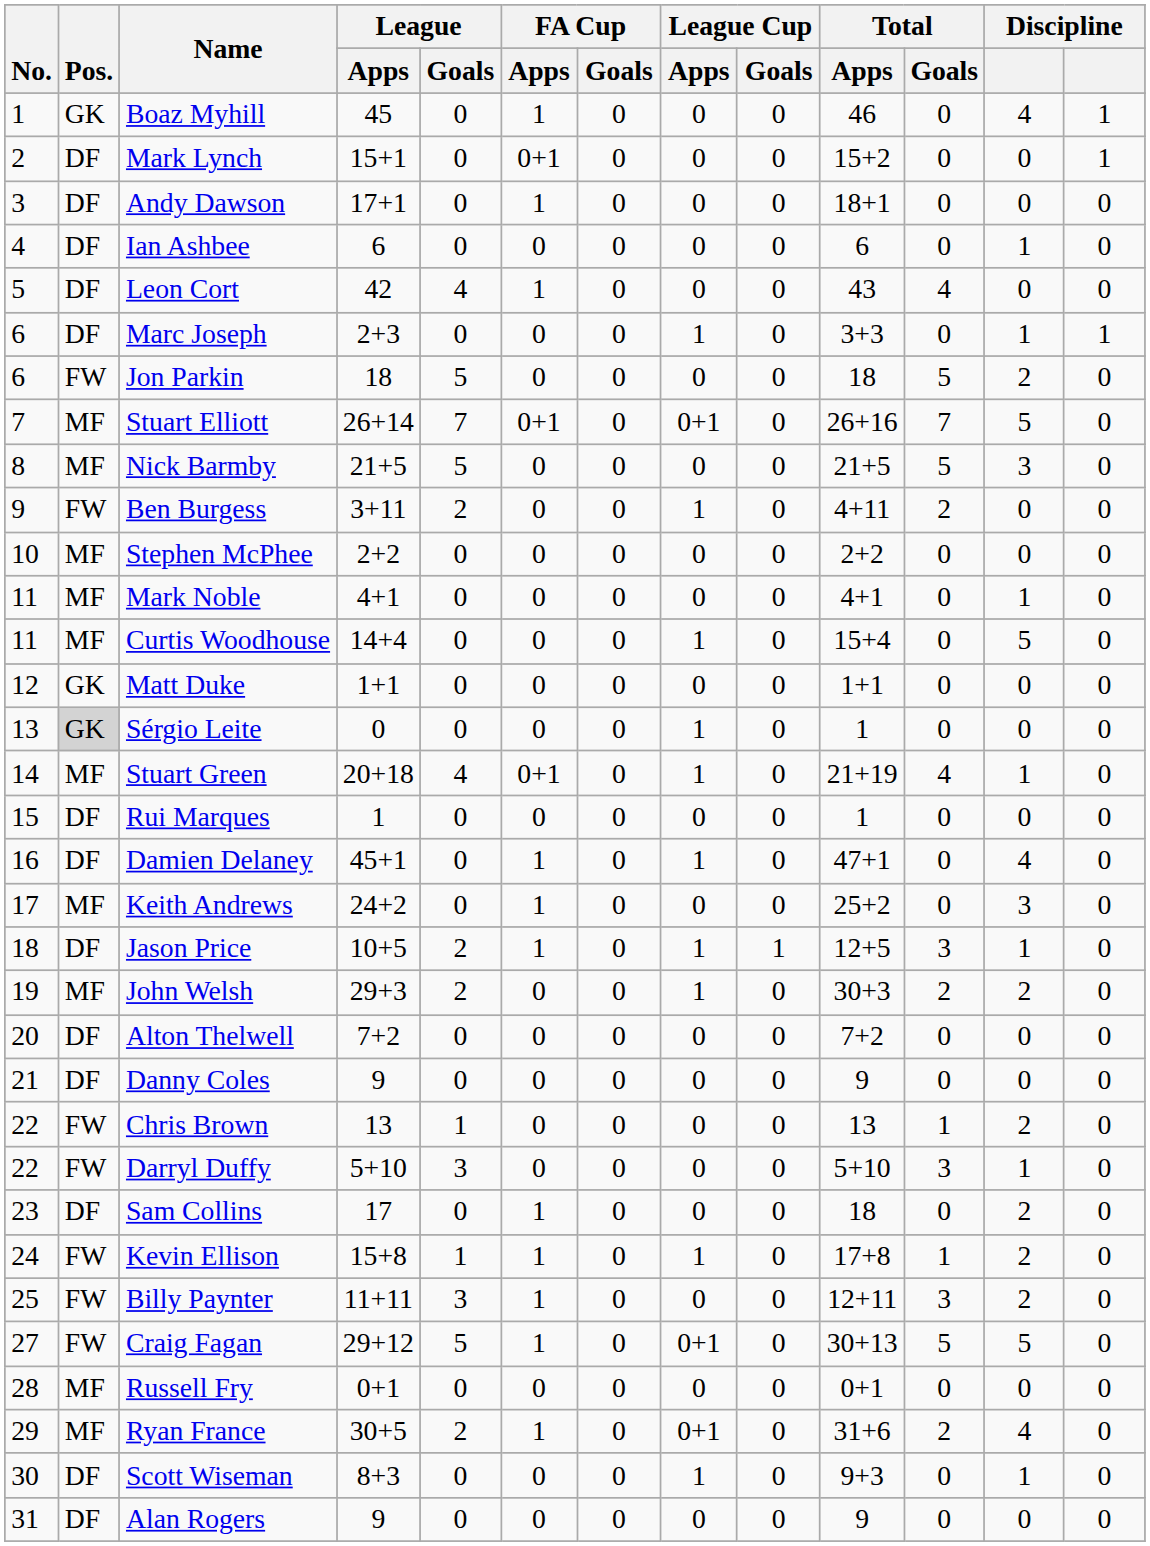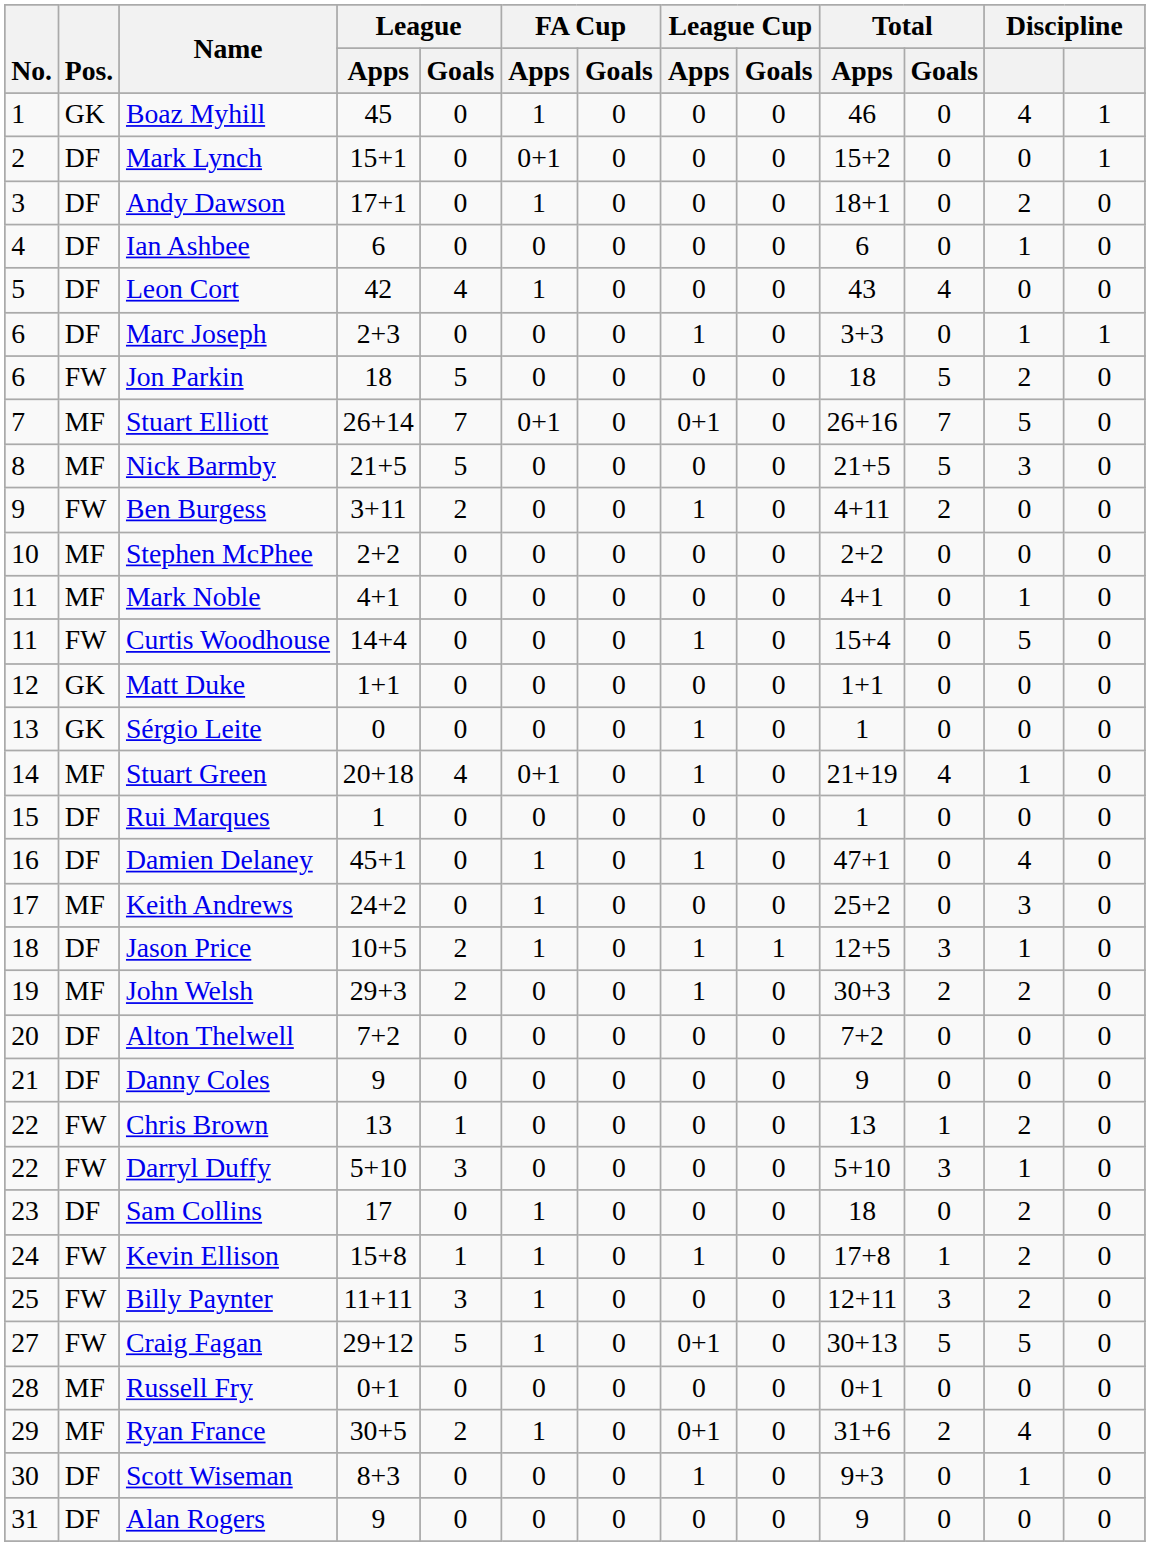(1024, 202) 0 -> (1024, 202) 2
(85, 641) MF -> (86, 641) FW
(85, 728) lightgrey background -> (85, 728) no background
